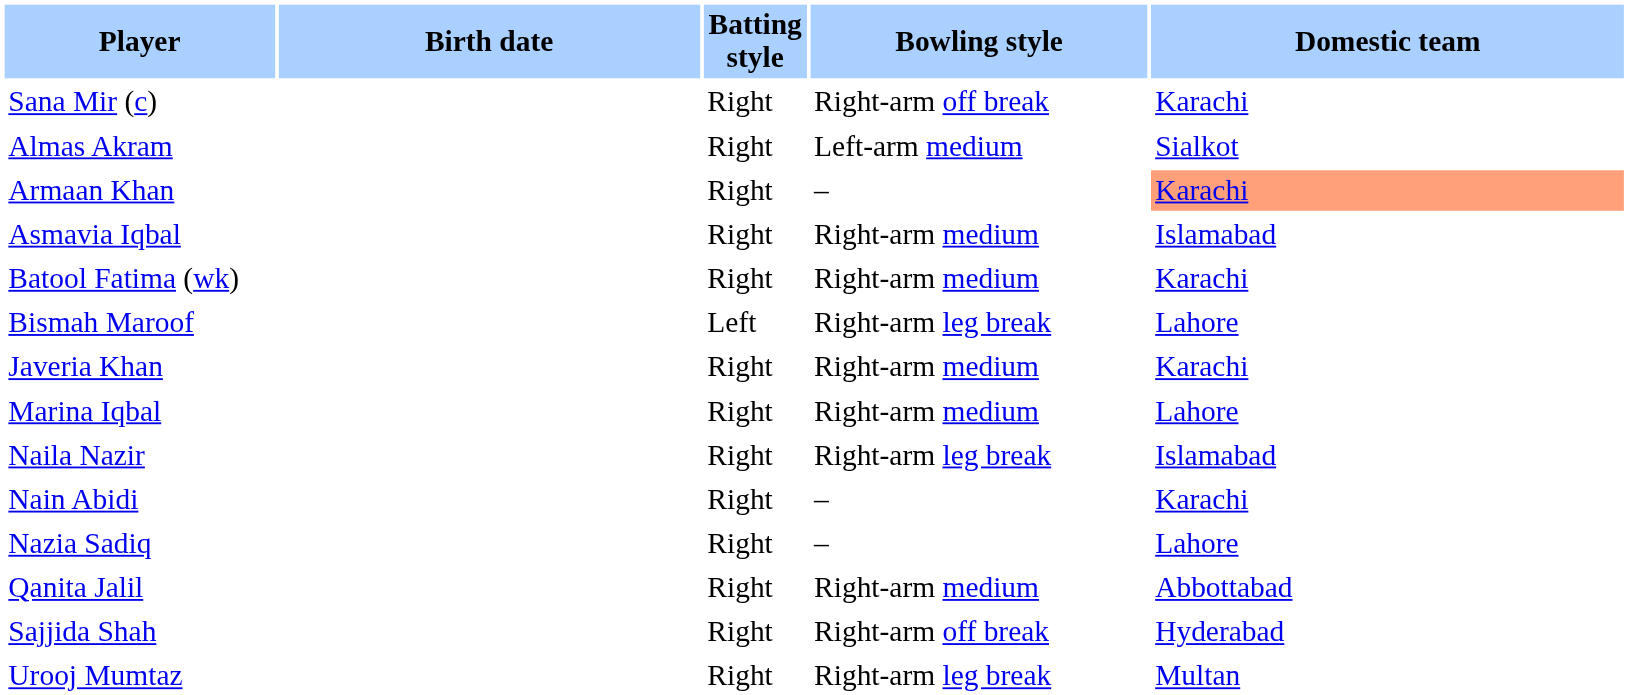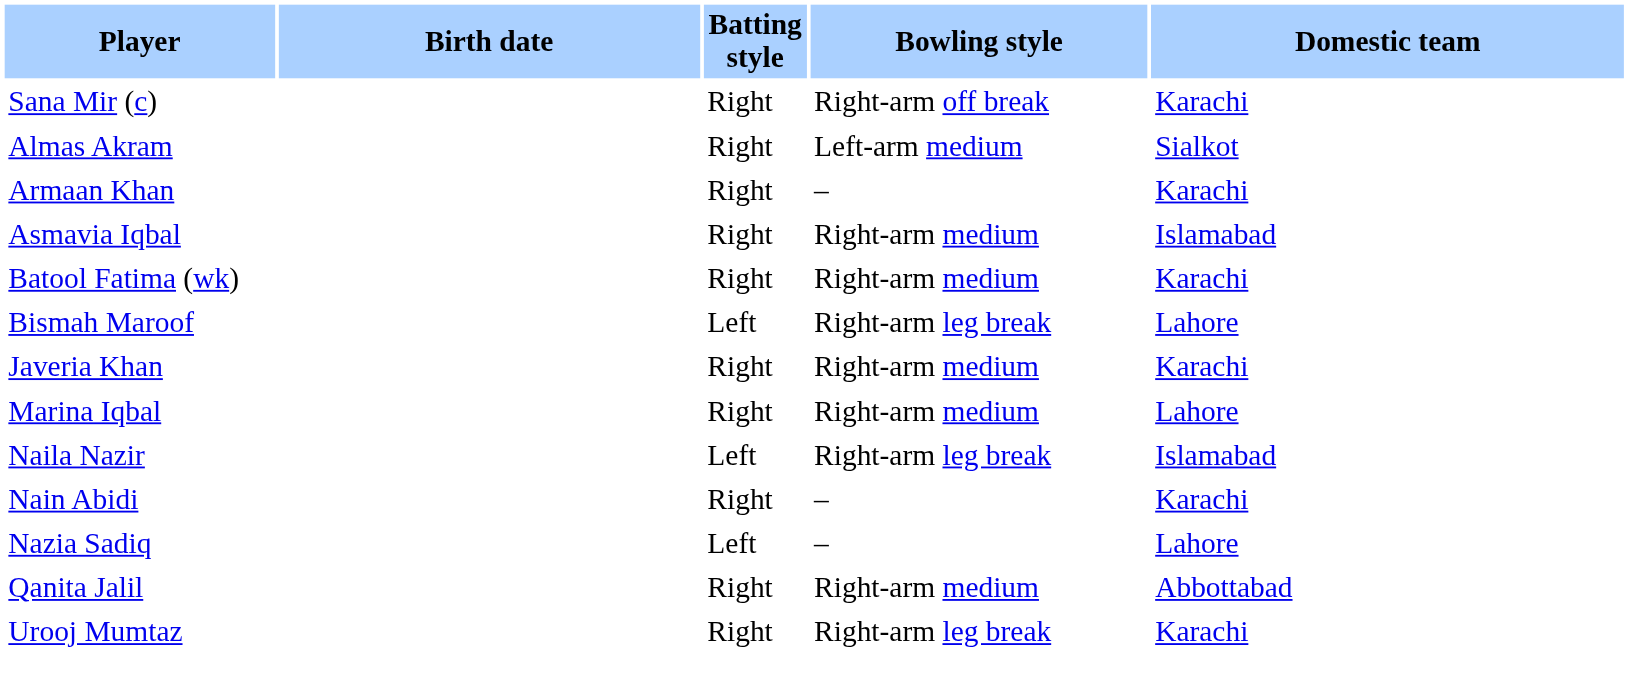(1202, 190) lightsalmon background -> (1202, 190) no background
(740, 455) Right -> (732, 455) Left
(740, 543) Right -> (732, 543) Left
- row: (82, 631)
(1198, 675) Multan -> (1202, 631) Karachi
